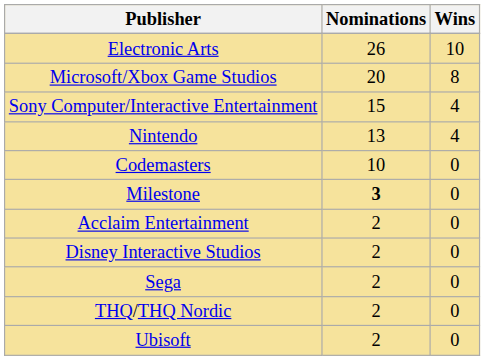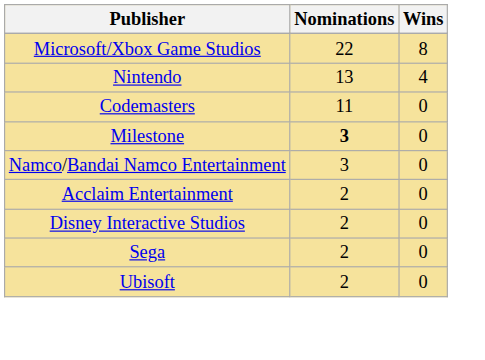- row: (163, 48)
(376, 77) 20 -> (344, 48) 22
- row: (163, 106)
(376, 164) 10 -> (344, 106) 11
+ row: (147, 164)
- row: (163, 310)
